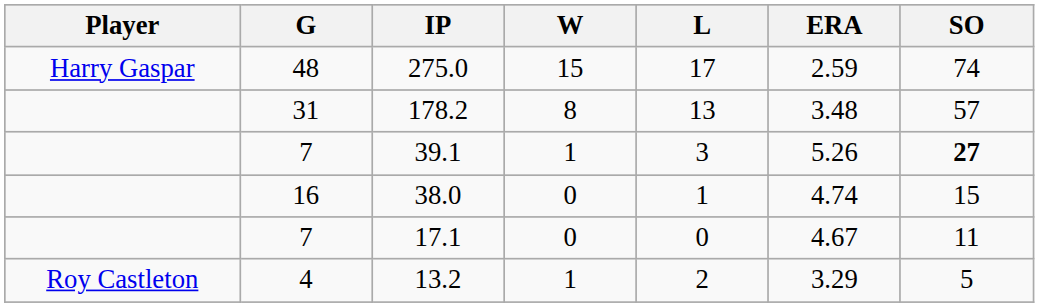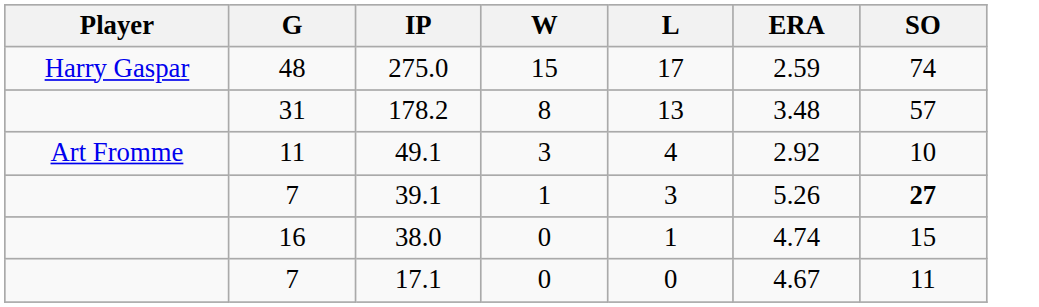+ row: (418, 152)
- row: (438, 279)
